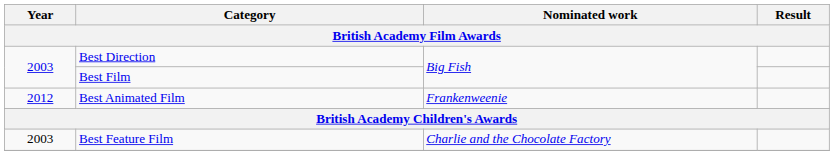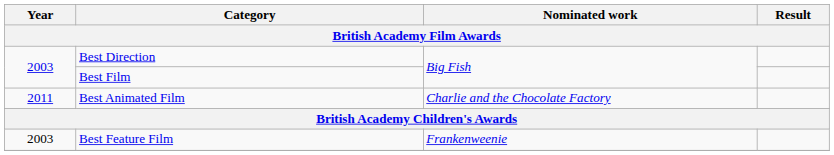(40, 98) 2012 -> (40, 98) 2011
(467, 98) Frankenweenie -> (518, 98) Charlie and the Chocolate Factory
(518, 139) Charlie and the Chocolate Factory -> (467, 139) Frankenweenie
